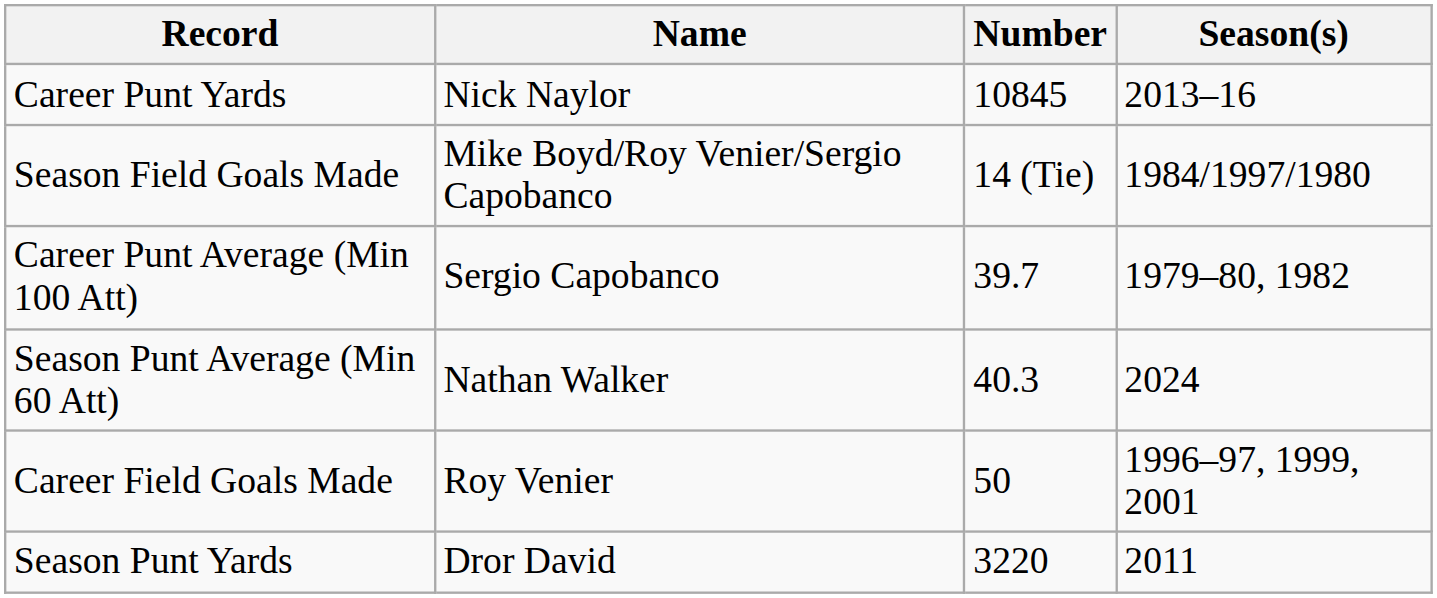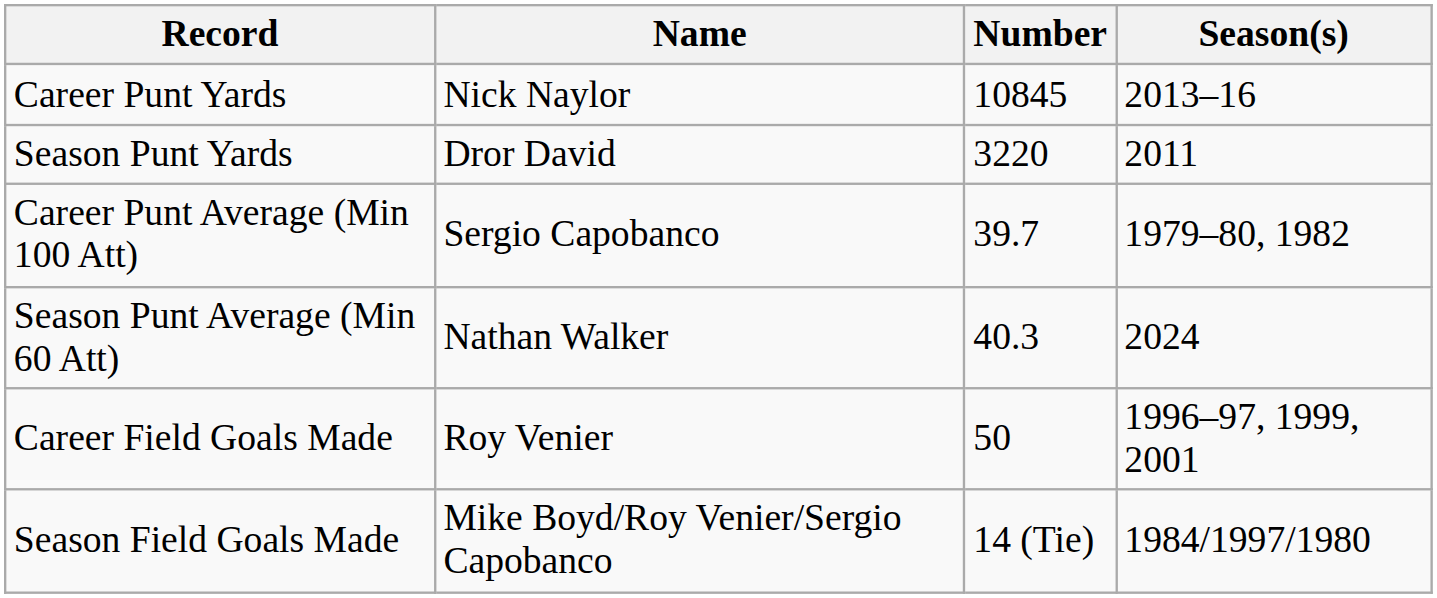rows swapped: (153, 561) <-> (207, 174)
